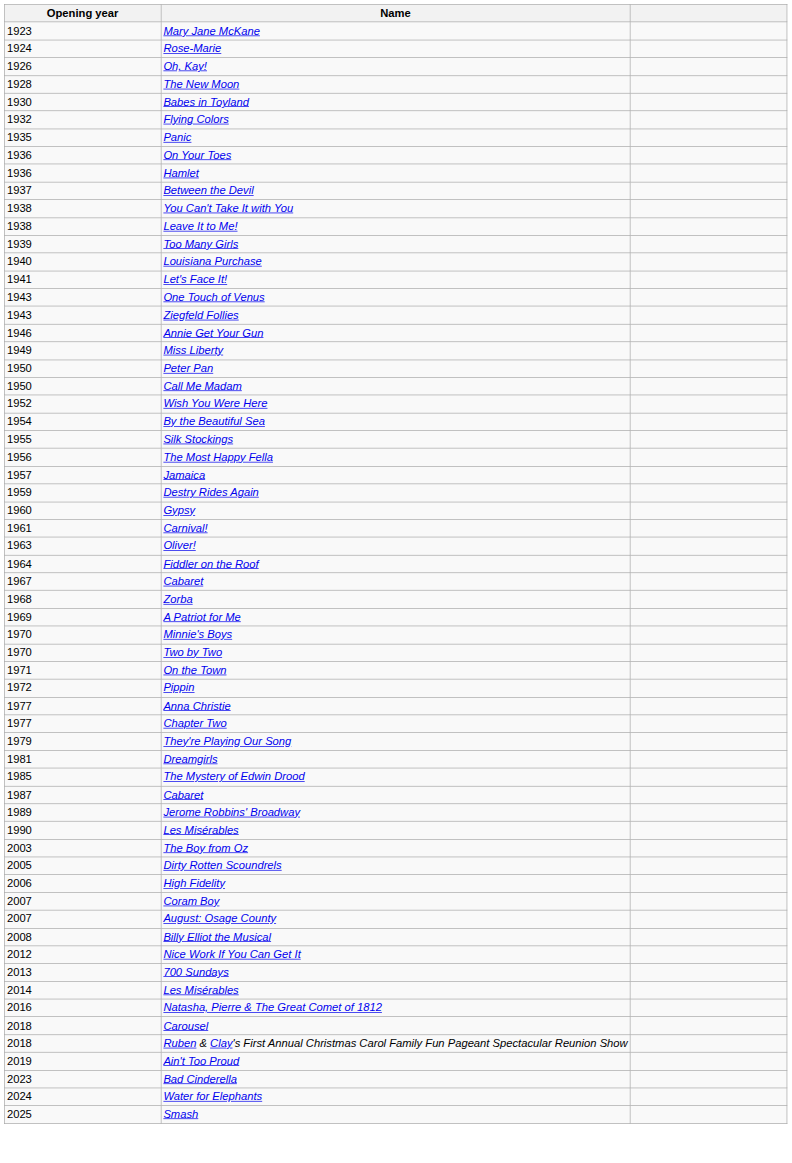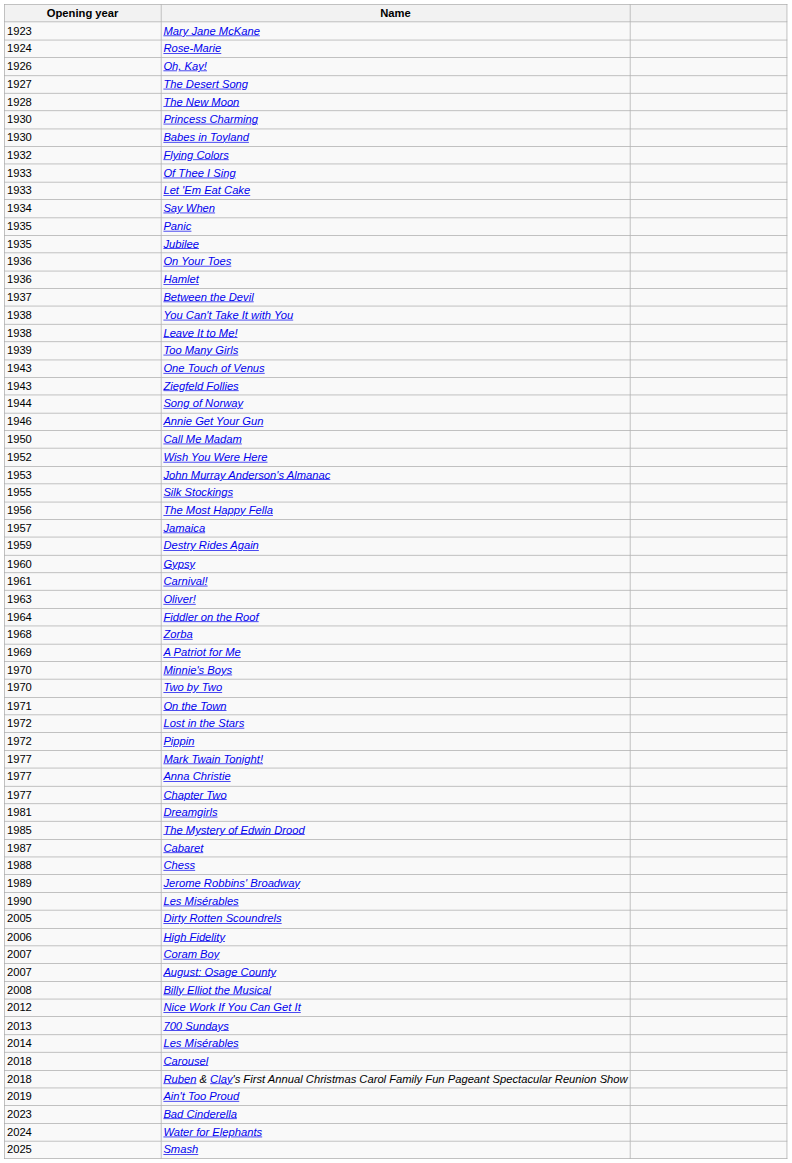+ row: (19, 84)
+ row: (19, 119)
+ row: (19, 173)
+ row: (19, 191)
+ row: (19, 208)
+ row: (19, 244)
- row: (19, 262)
- row: (19, 279)
+ row: (19, 404)
- row: (19, 350)
- row: (19, 368)
+ row: (19, 475)
- row: (19, 421)
- row: (19, 581)
+ row: (19, 723)
+ row: (19, 759)
- row: (19, 741)
+ row: (19, 865)
- row: (19, 848)
- row: (19, 1008)
